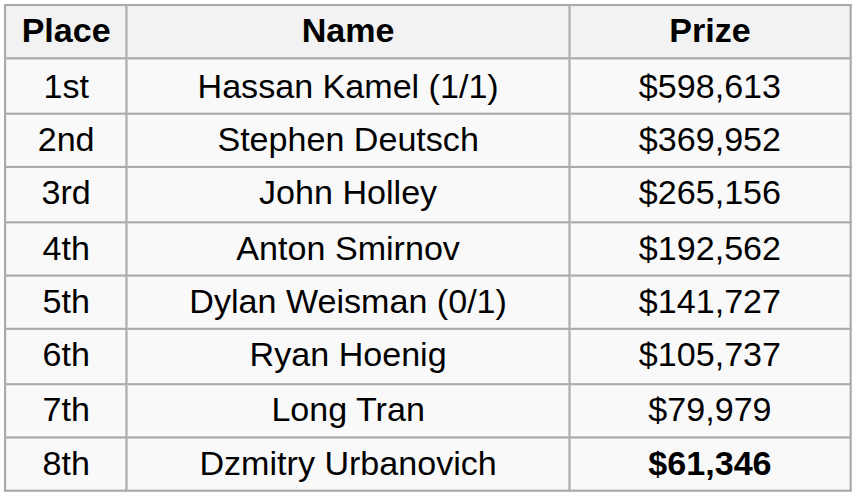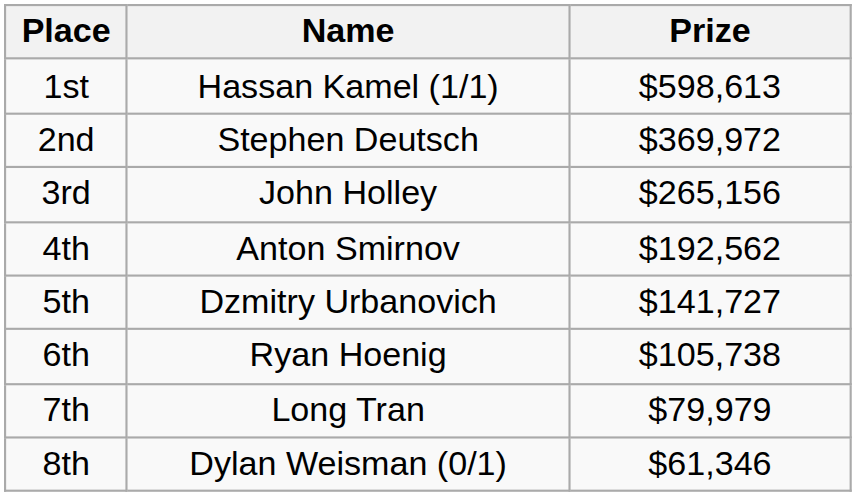(710, 139) $369,952 -> (710, 139) $369,972
(348, 301) Dylan Weisman (0/1) -> (348, 301) Dzmitry Urbanovich
(710, 355) $105,737 -> (710, 355) $105,738
(348, 463) Dzmitry Urbanovich -> (348, 463) Dylan Weisman (0/1)
(710, 463) bold -> (710, 463) normal
